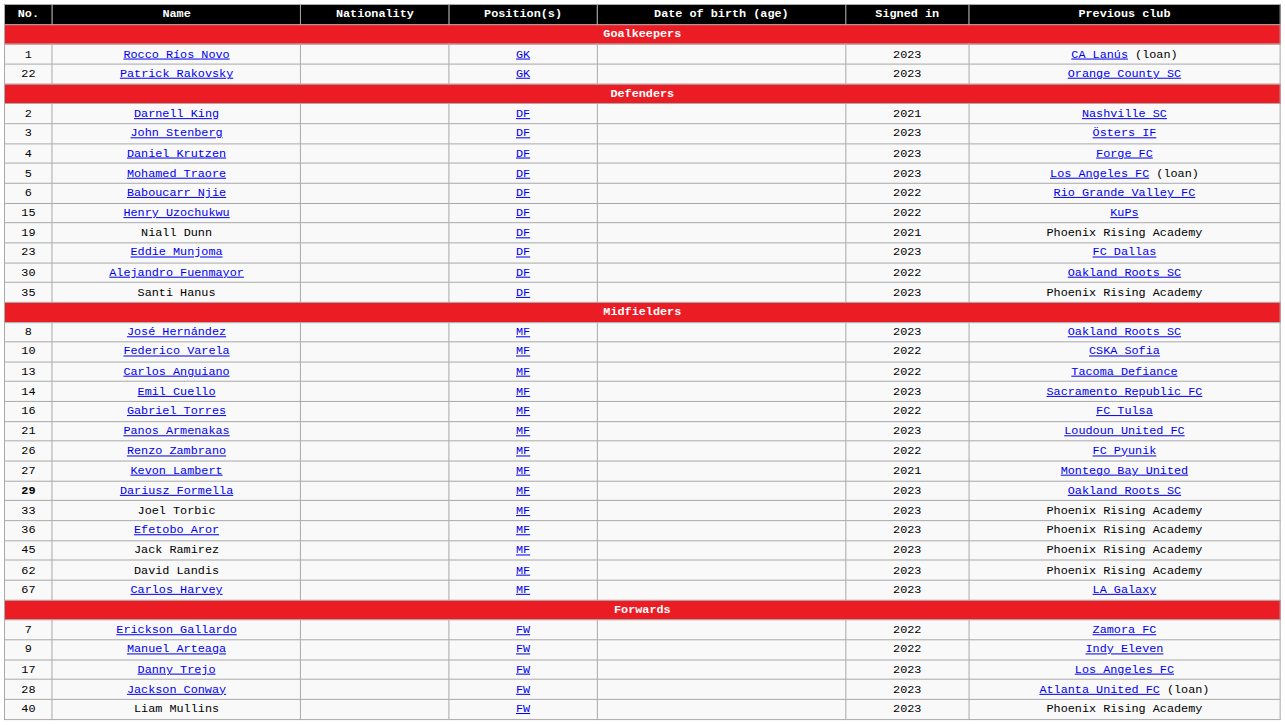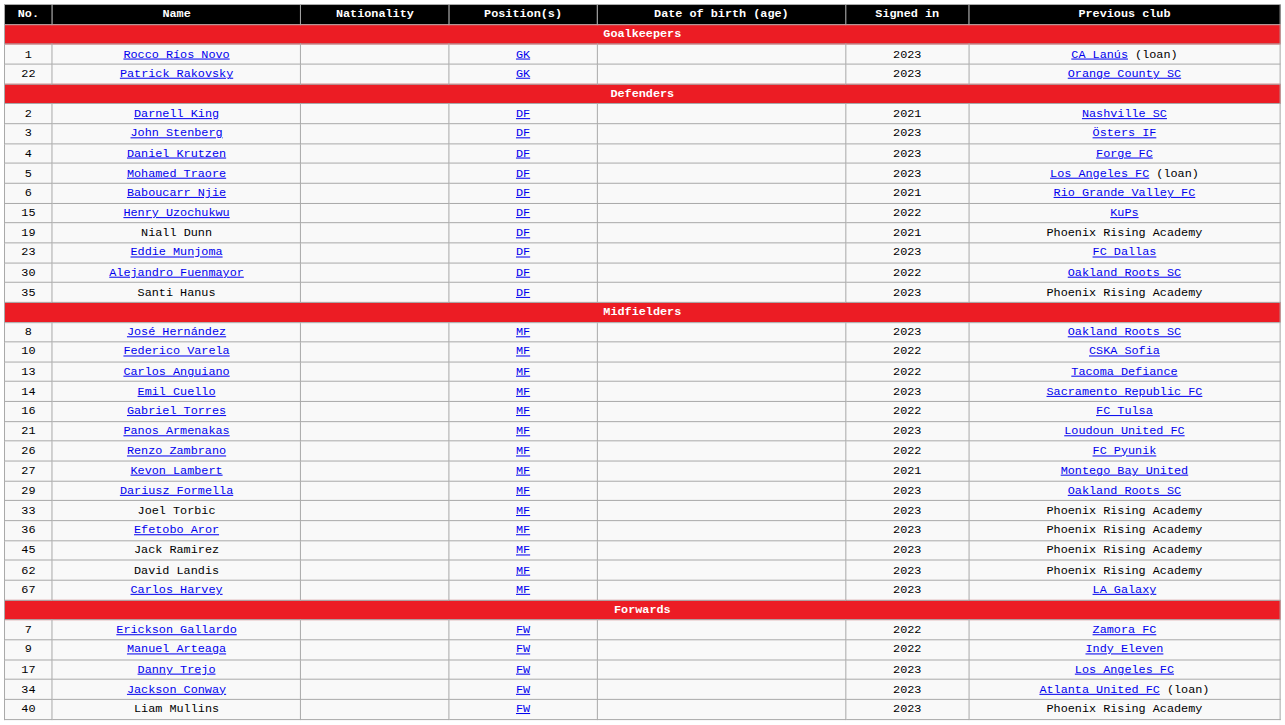(907, 193) 2022 -> (907, 193) 2021
(28, 491) bold -> (28, 491) normal
(28, 689) 28 -> (28, 689) 34
